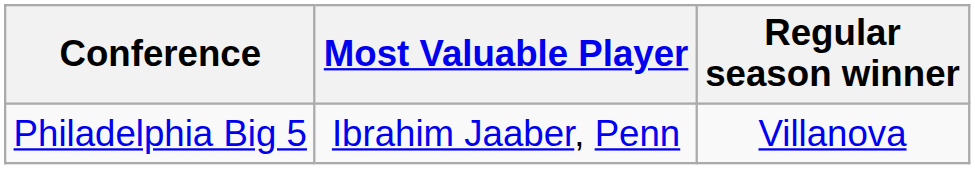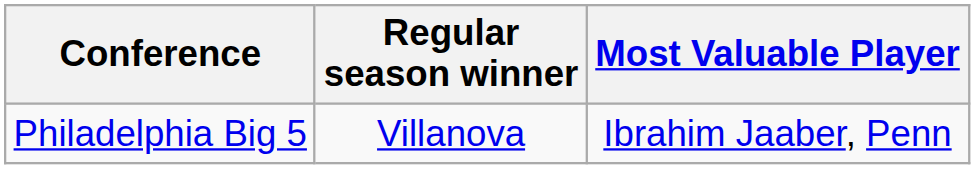columns swapped: (833, 54) <-> (506, 54)
